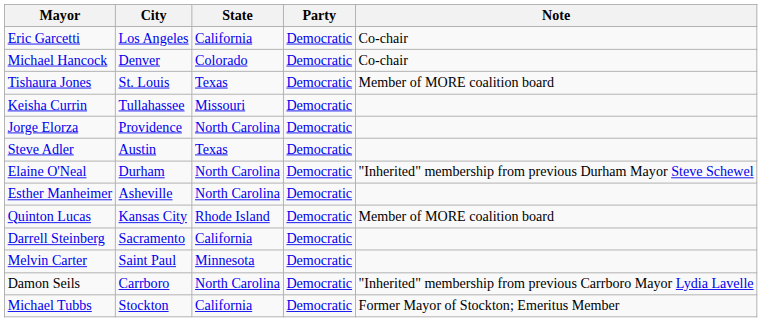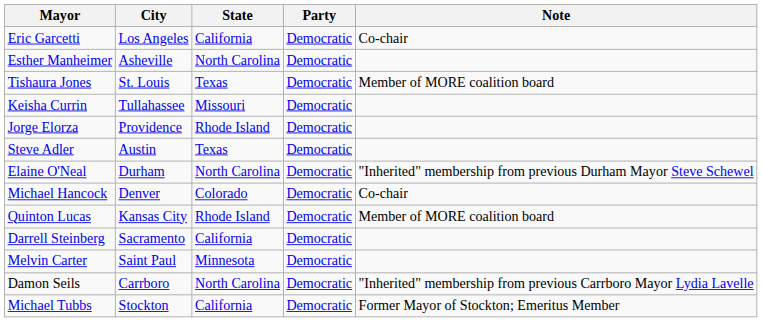rows swapped: (58, 60) <-> (60, 194)
(237, 127) North Carolina -> (232, 127) Rhode Island
